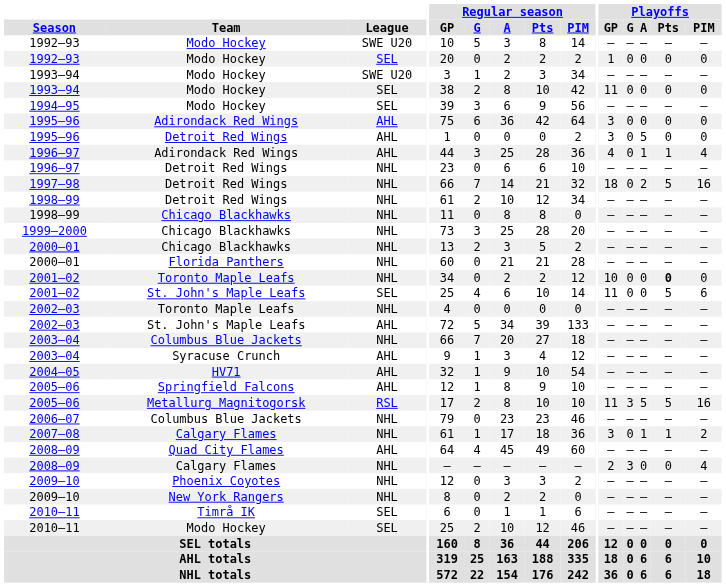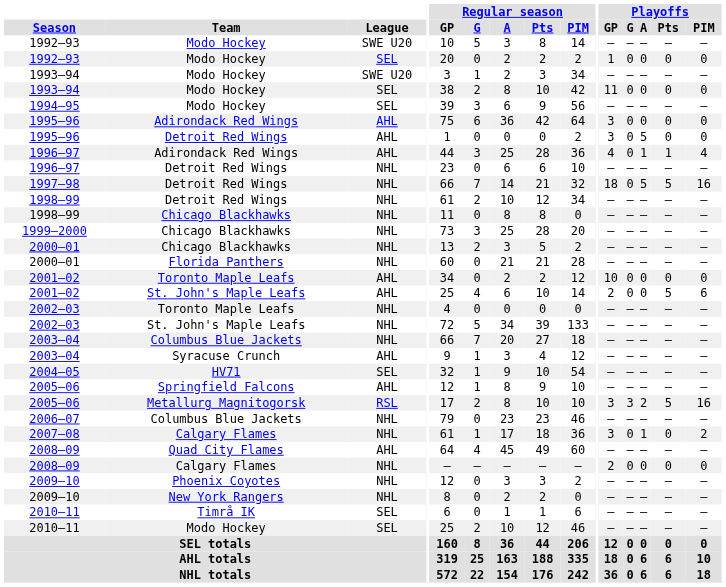(644, 184) 2 -> (644, 184) 5
(387, 278) NHL -> (387, 278) AHL
(668, 278) bold -> (668, 278) normal
(387, 293) SEL -> (387, 293) AHL
(611, 293) 11 -> (611, 293) 2
(387, 325) AHL -> (387, 325) NHL
(387, 372) AHL -> (387, 372) SEL
(611, 403) 11 -> (611, 403) 3
(644, 403) 5 -> (644, 403) 2
(668, 434) 1 -> (668, 434) 0
(630, 465) 3 -> (630, 465) 0
(704, 465) 4 -> (704, 465) 0
